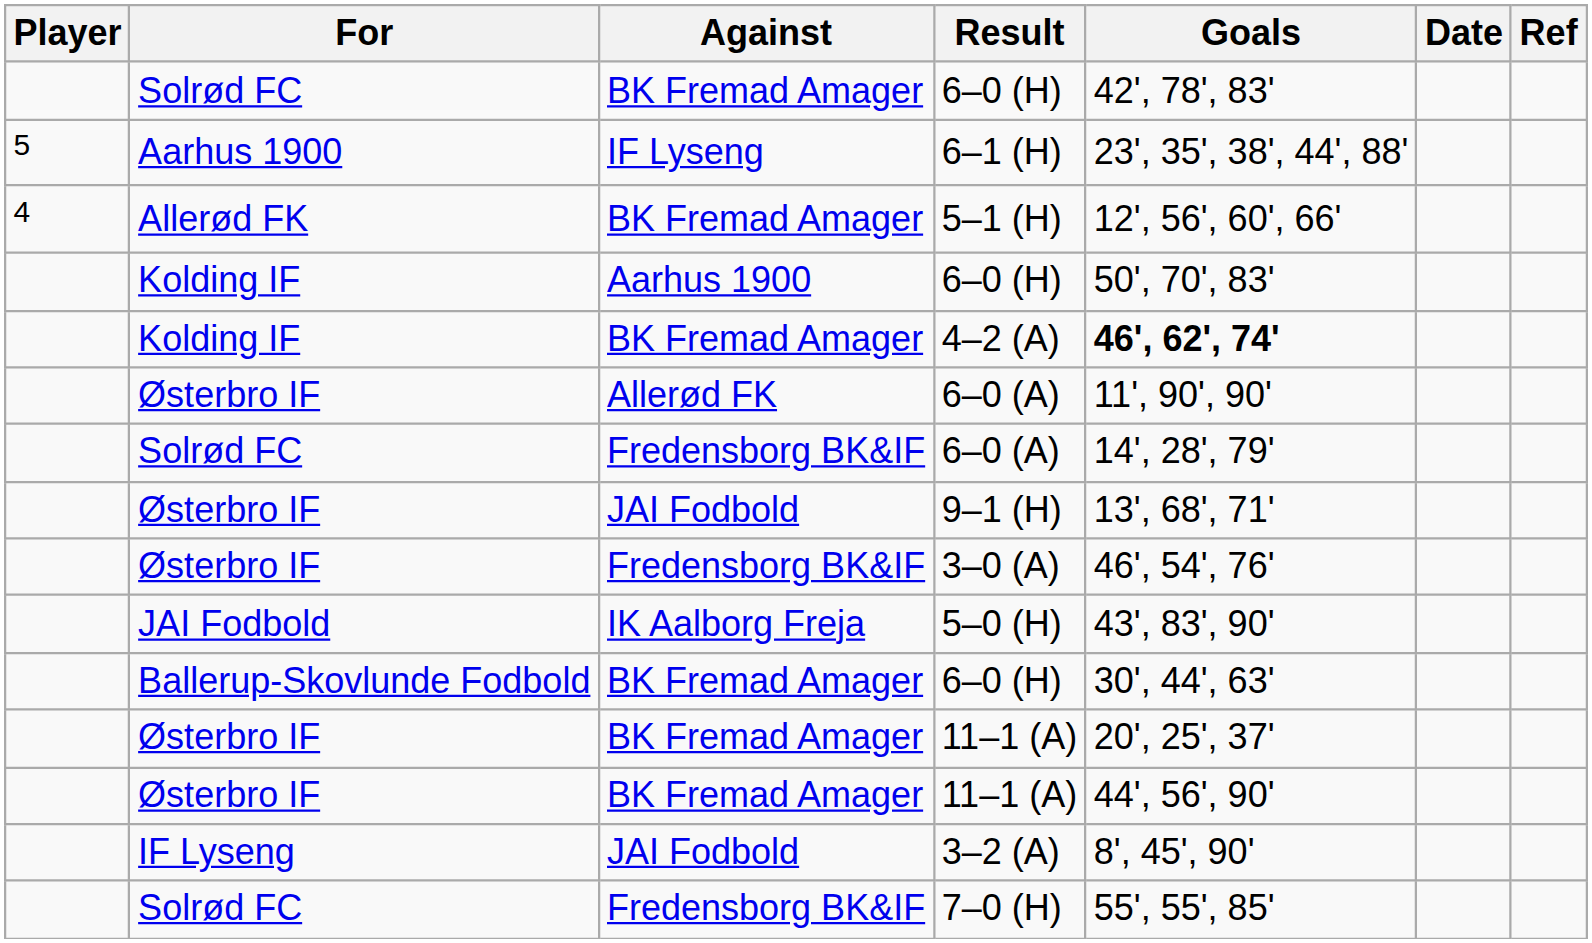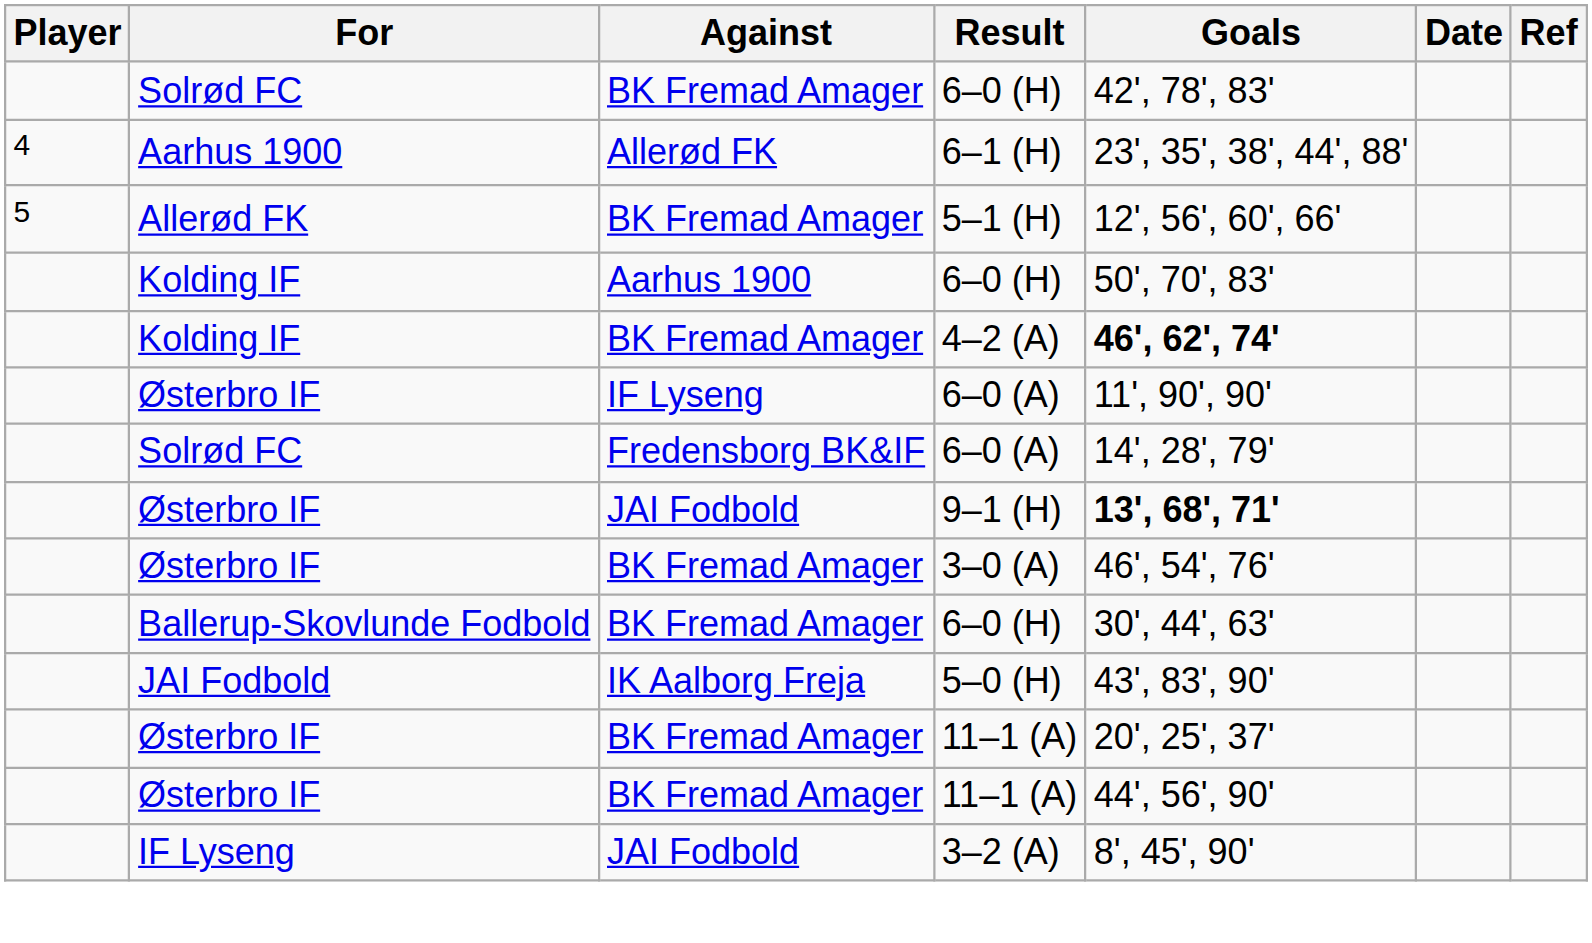(22, 144) 5 -> (22, 144) 4
(685, 152) IF Lyseng -> (692, 152) Allerød FK
(22, 211) 4 -> (22, 211) 5
(692, 395) Allerød FK -> (685, 395) IF Lyseng
(1184, 509) normal -> (1187, 509) bold
(766, 566) Fredensborg BK&IF -> (765, 566) BK Fremad Amager
rows swapped: (364, 680) <-> (234, 623)
- row: (220, 908)
